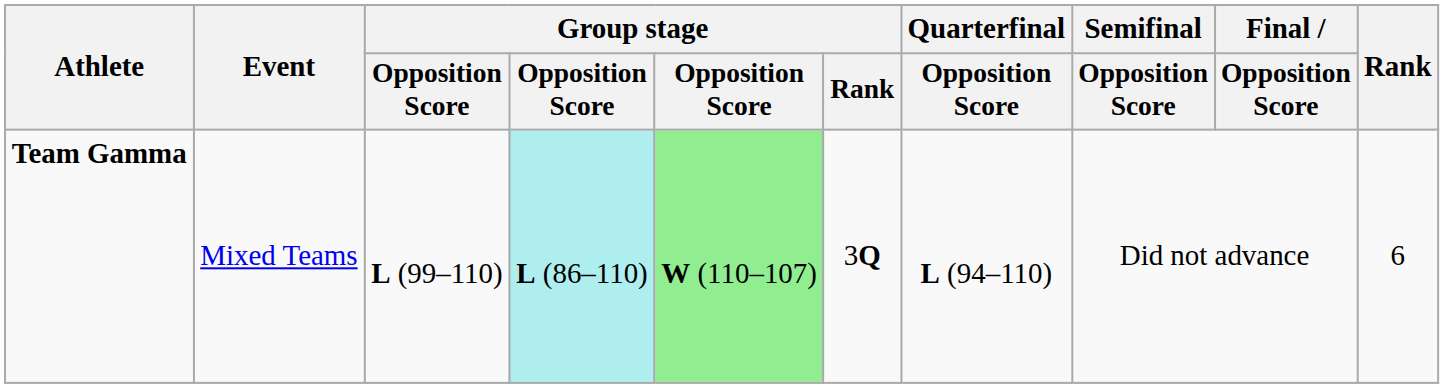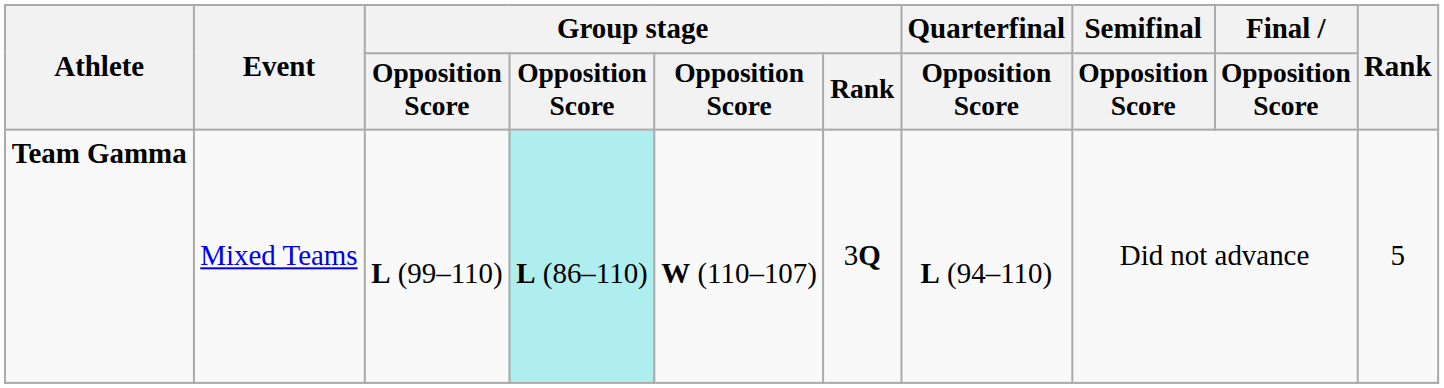(739, 273) lightgreen background -> (739, 273) no background
(1398, 256) 6 -> (1398, 256) 5
